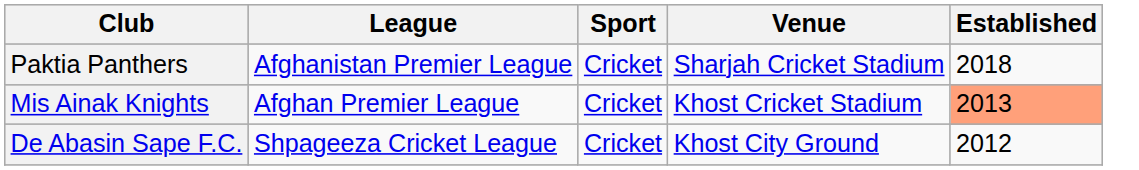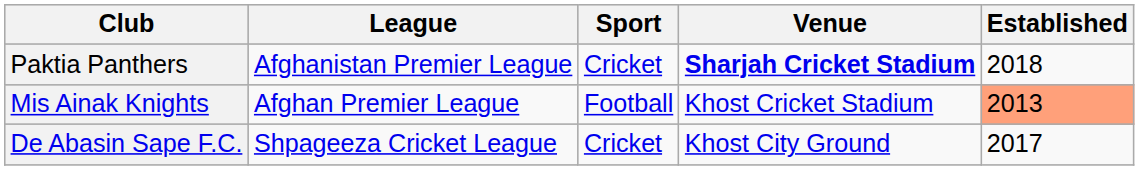(809, 64) normal -> (830, 64) bold
(623, 104) Cricket -> (629, 104) Football
(984, 143) 2012 -> (1015, 143) 2017
